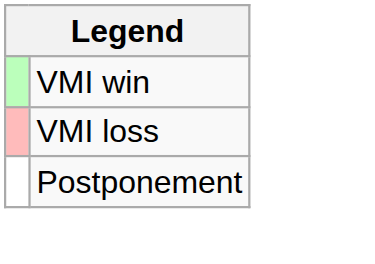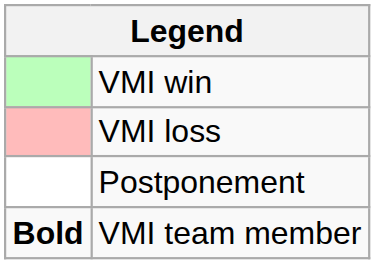+ row: (230, 233)
